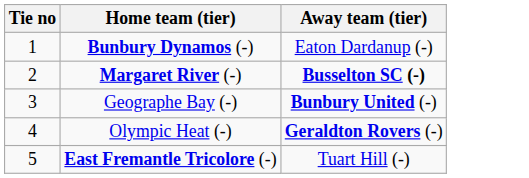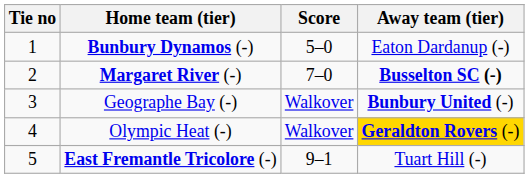+ column: (319, 18)
(364, 131) no background -> (440, 131) gold background
